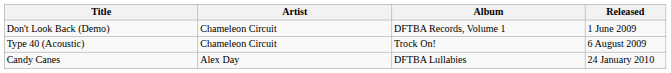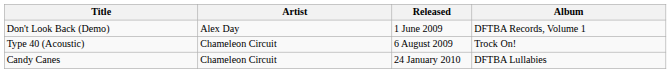columns swapped: (488, 12) <-> (625, 12)
(238, 28) Chameleon Circuit -> (220, 28) Alex Day
(220, 60) Alex Day -> (238, 60) Chameleon Circuit
